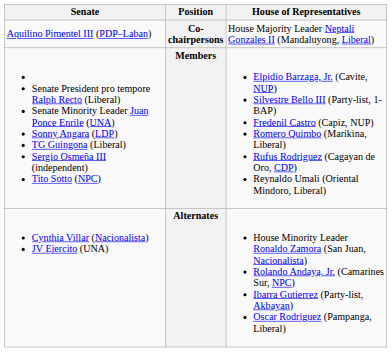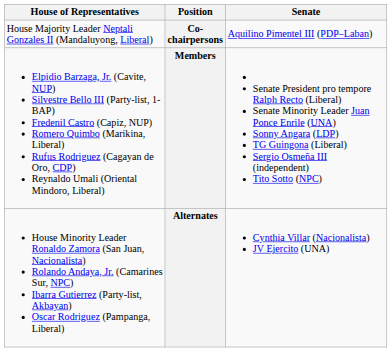columns swapped: (85, 12) <-> (306, 12)
